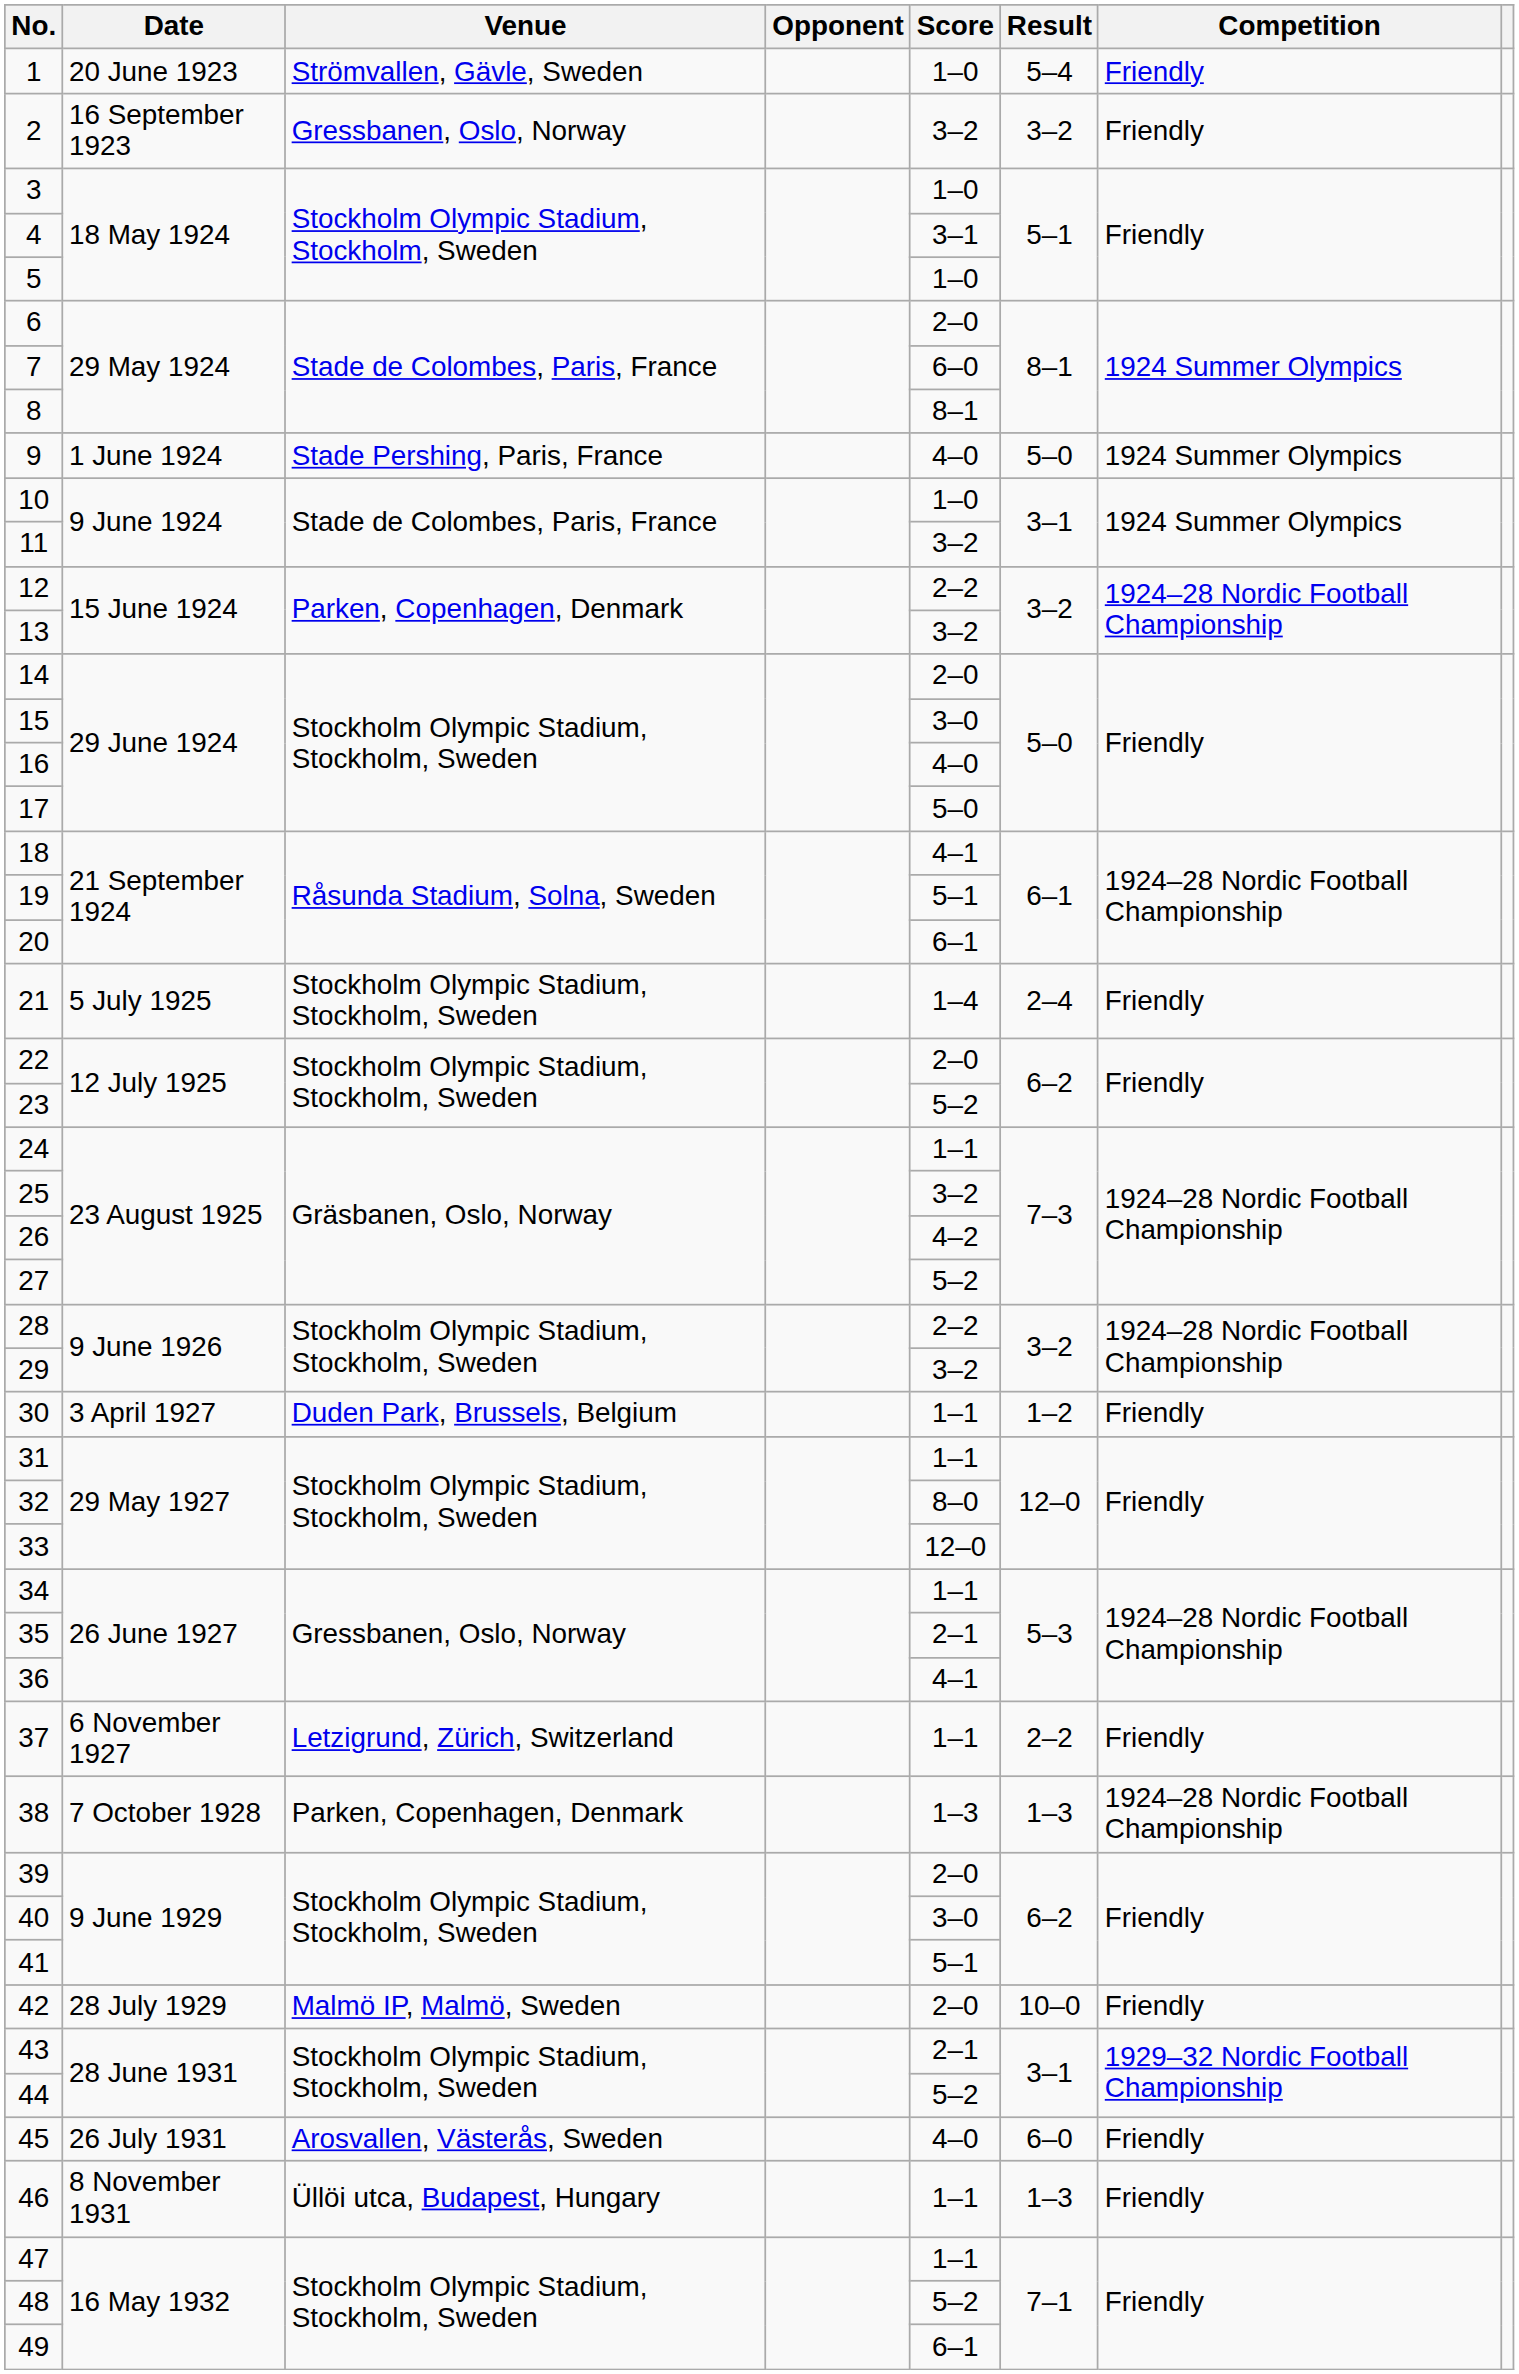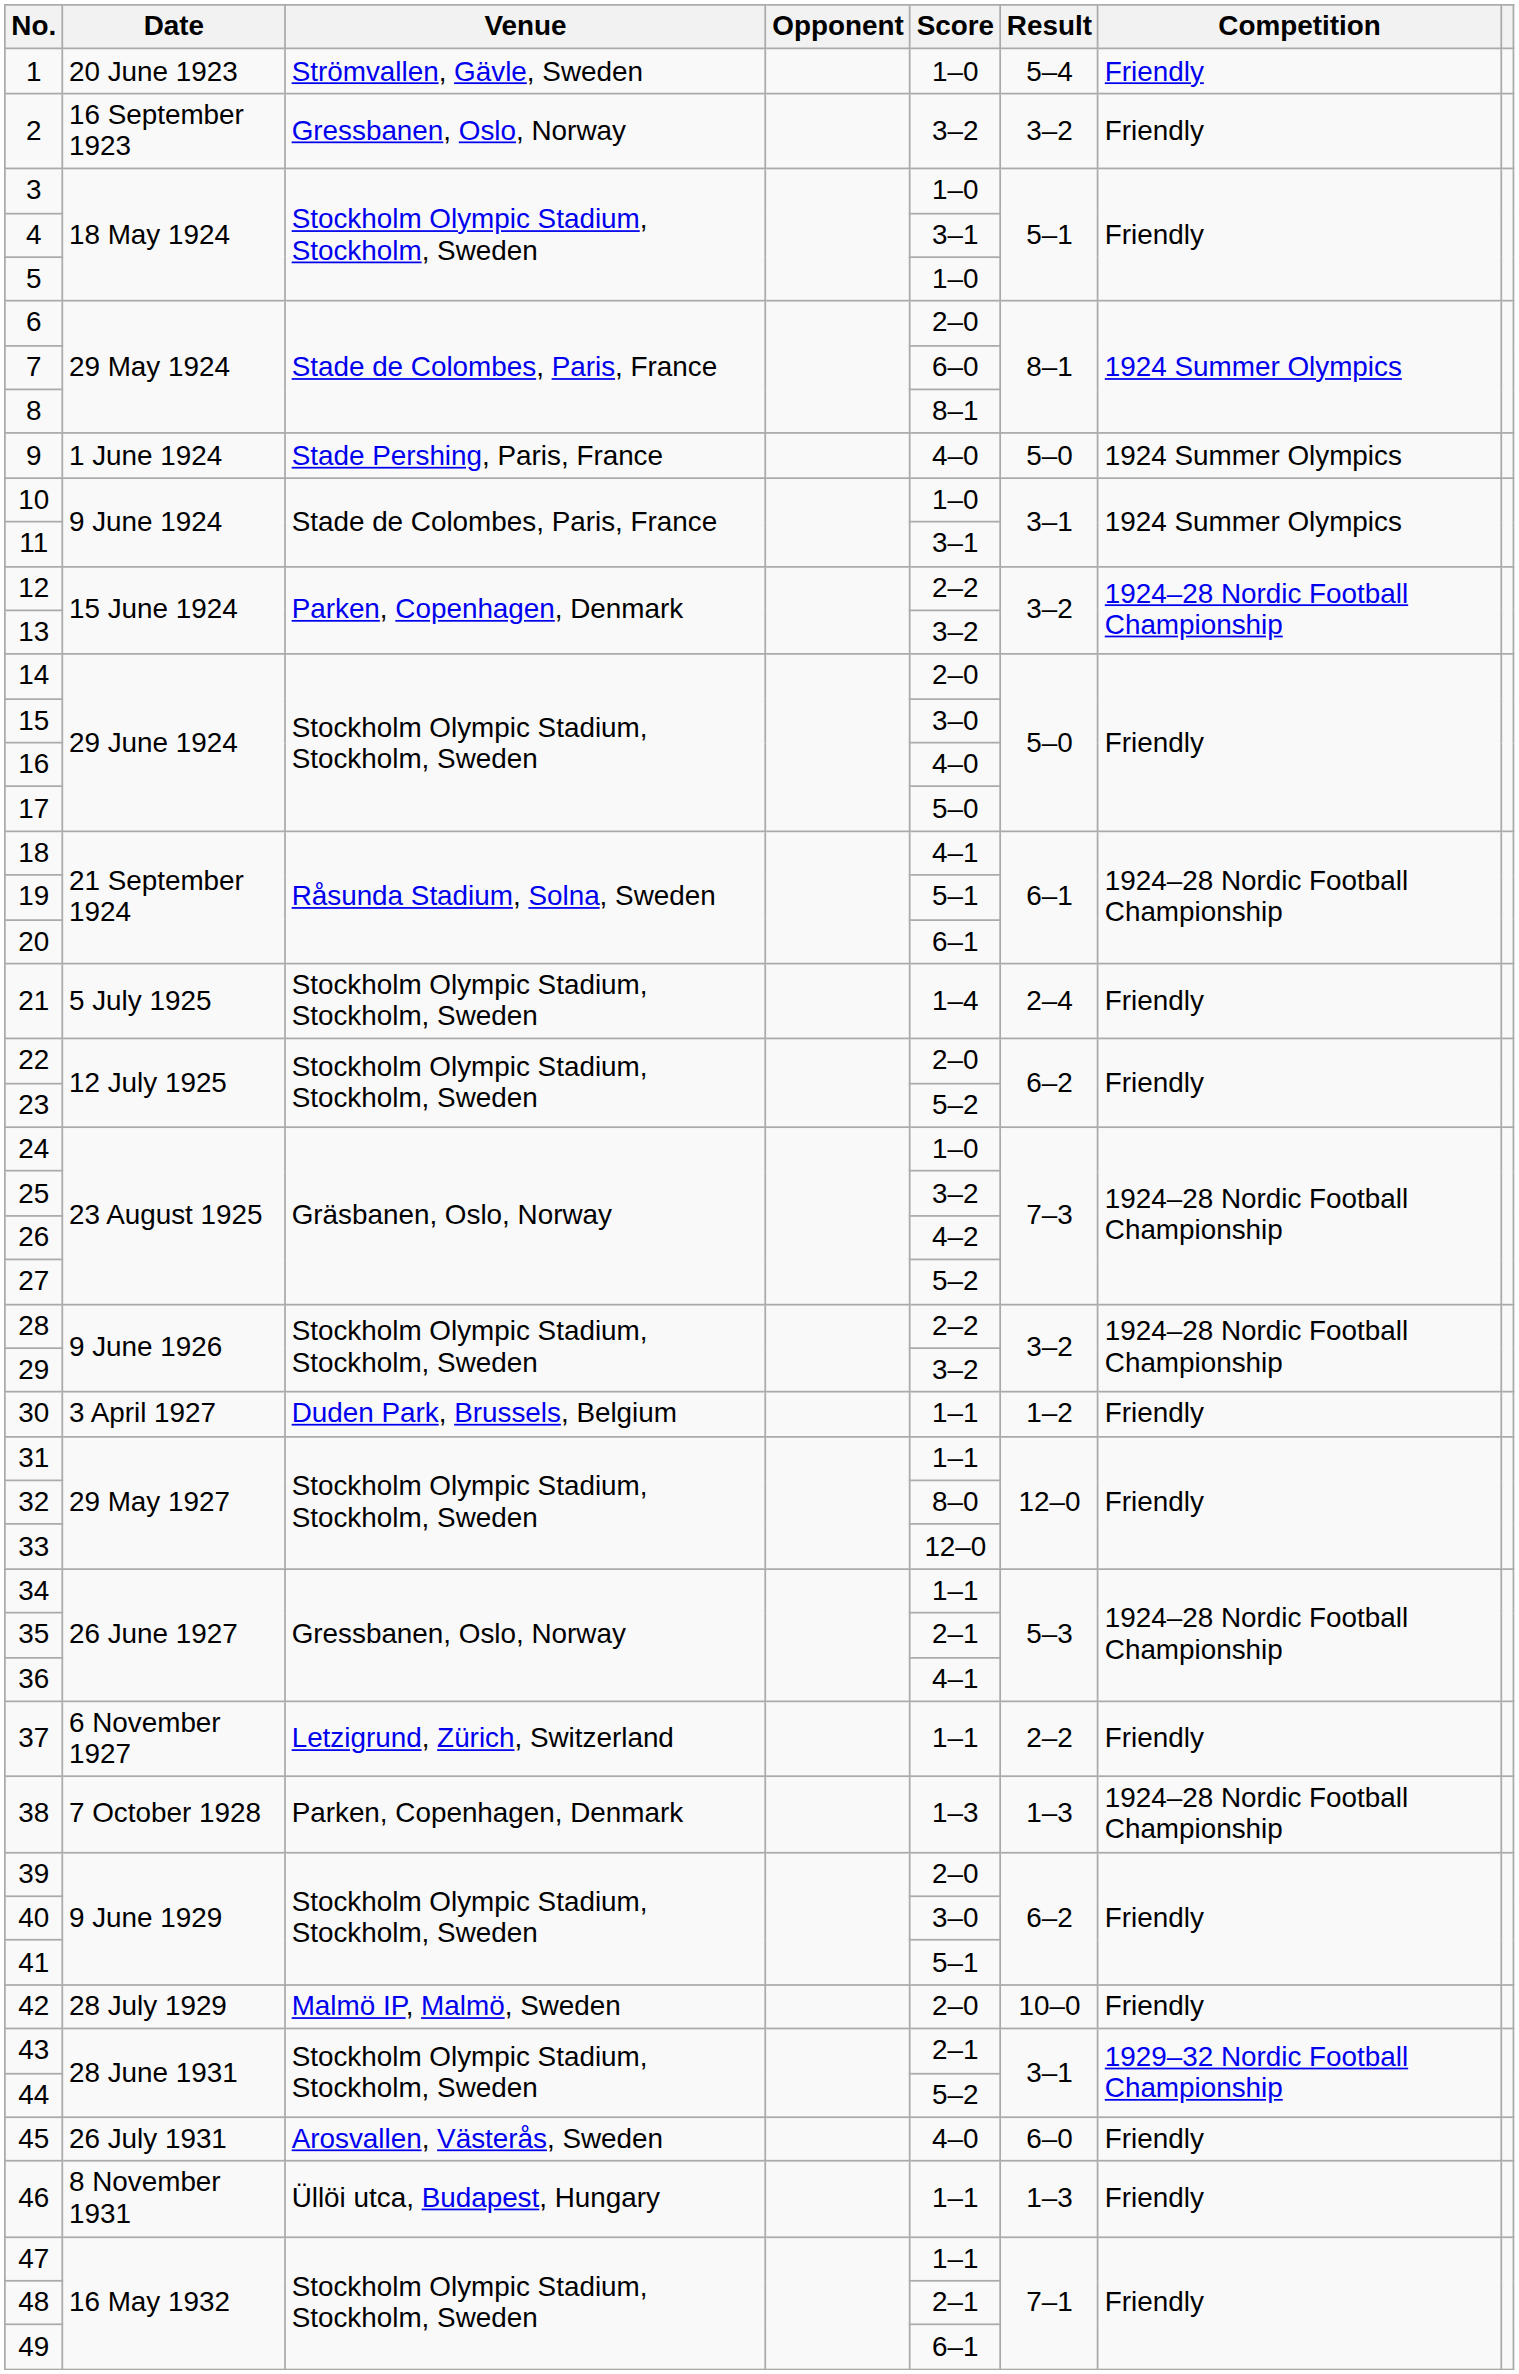(955, 543) 3–2 -> (955, 543) 3–1
(955, 1148) 1–1 -> (955, 1148) 1–0
(955, 2302) 5–2 -> (955, 2302) 2–1
